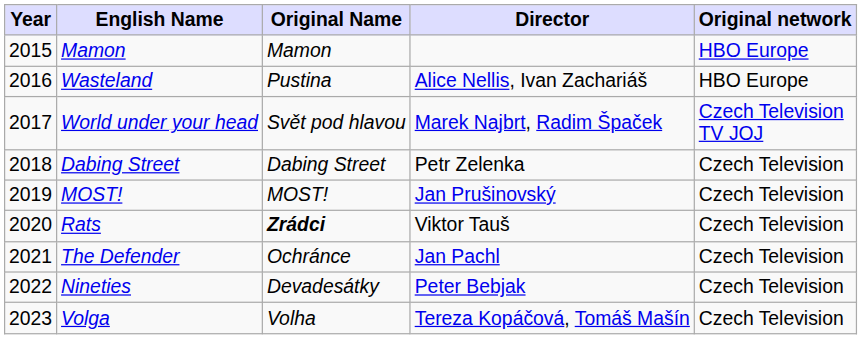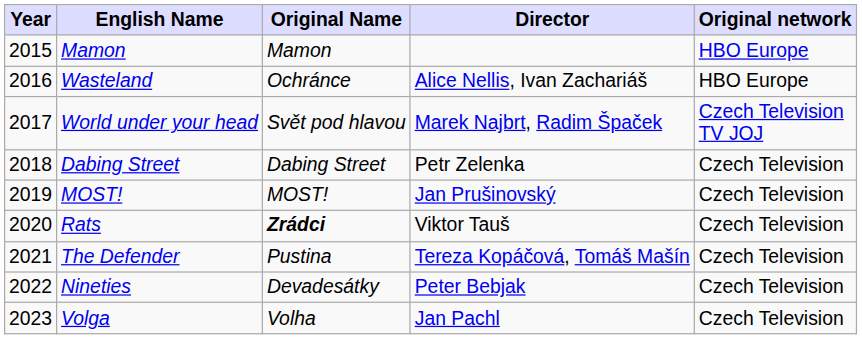(299, 81) Pustina -> (309, 81) Ochránce
(309, 256) Ochránce -> (299, 256) Pustina
(457, 256) Jan Pachl -> (552, 256) Tereza Kopáčová, Tomáš Mašín
(552, 317) Tereza Kopáčová, Tomáš Mašín -> (457, 317) Jan Pachl
